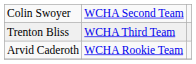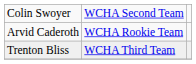rows swapped: (38, 31) <-> (43, 50)
